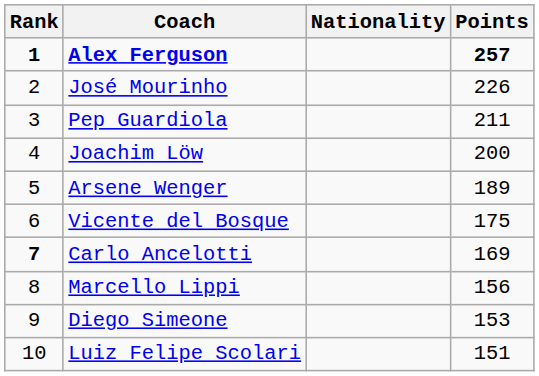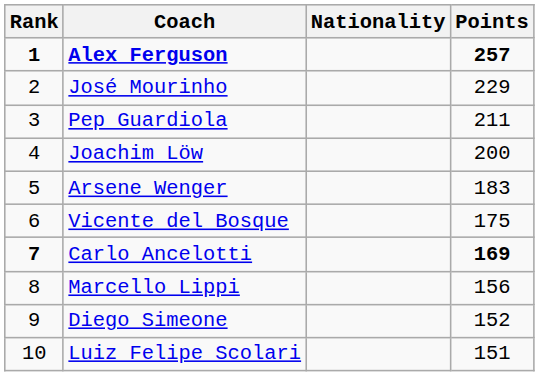(492, 88) 226 -> (492, 88) 229
(492, 188) 189 -> (492, 188) 183
(492, 254) normal -> (492, 254) bold
(492, 321) 153 -> (492, 321) 152
